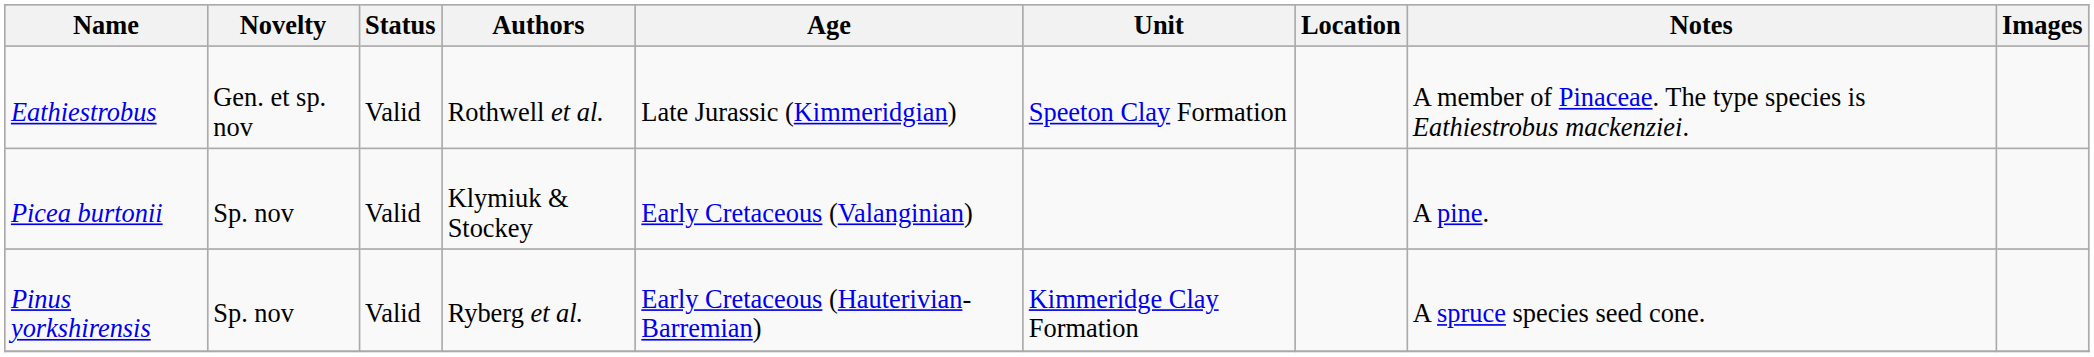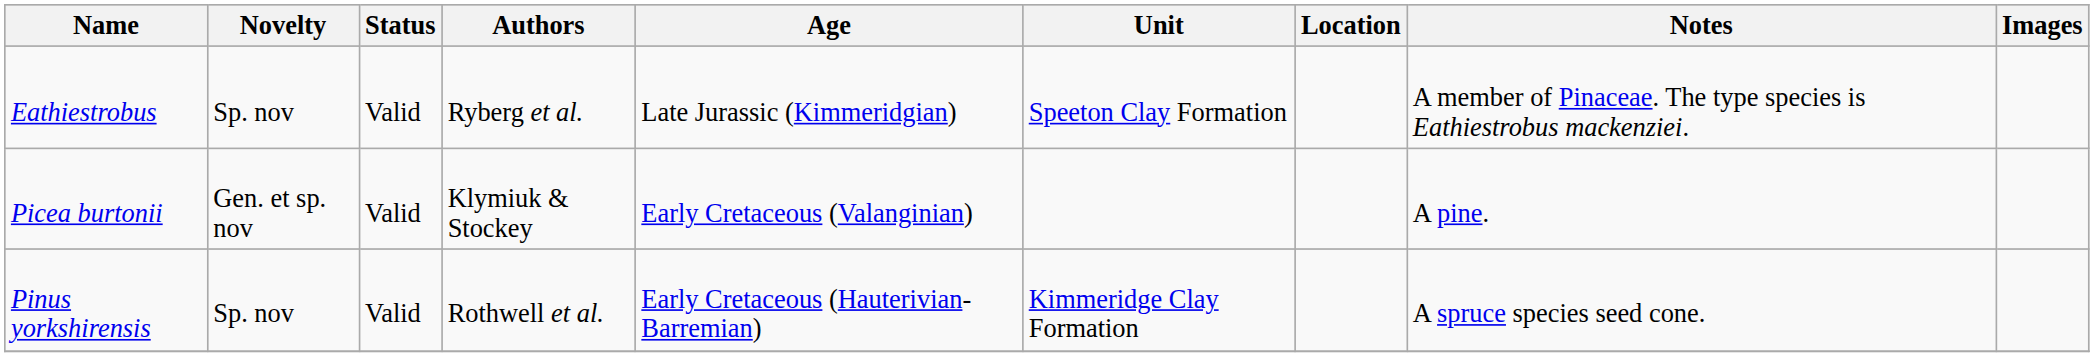(270, 111) Gen. et sp. nov -> (254, 111) Sp. nov
(526, 111) Rothwell et al. -> (515, 111) Ryberg et al.
(254, 213) Sp. nov -> (270, 213) Gen. et sp. nov
(515, 314) Ryberg et al. -> (526, 314) Rothwell et al.
